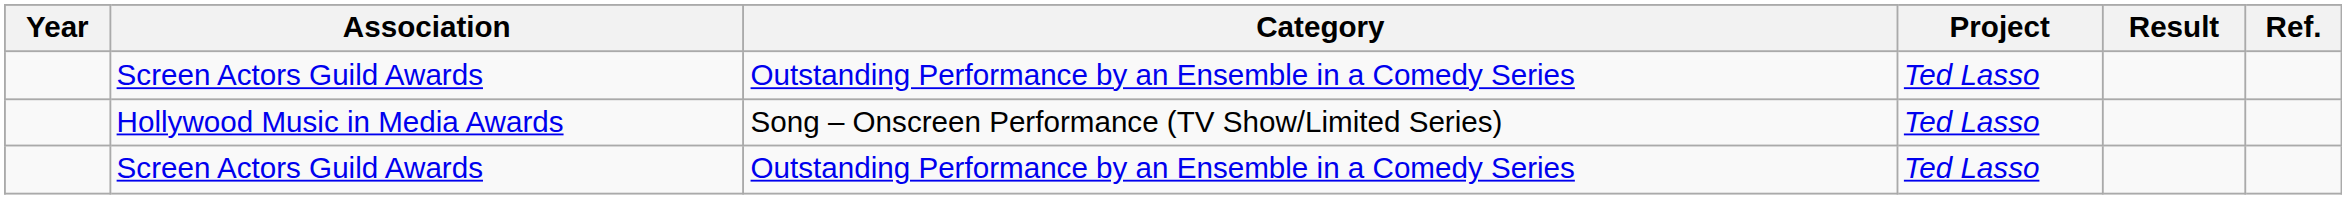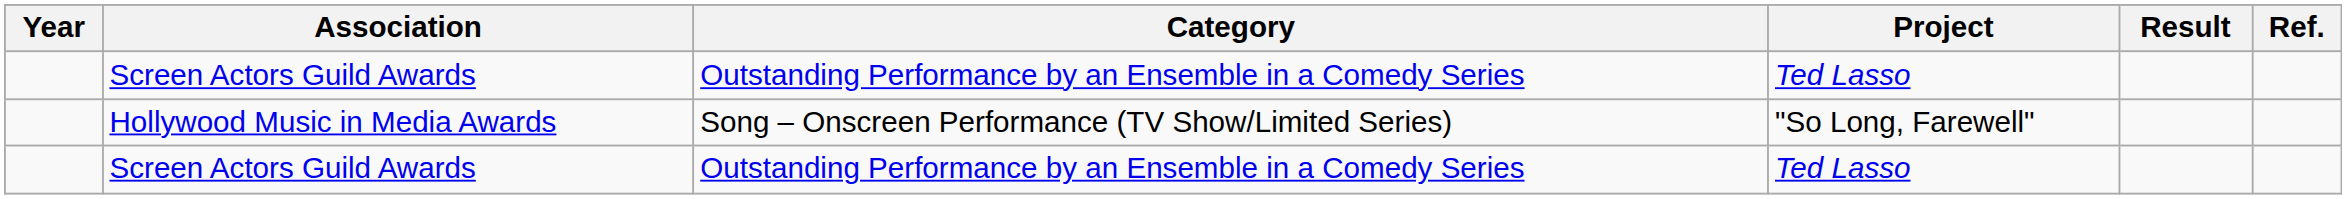(1972, 121) Ted Lasso -> (1905, 121) "So Long, Farewell"
